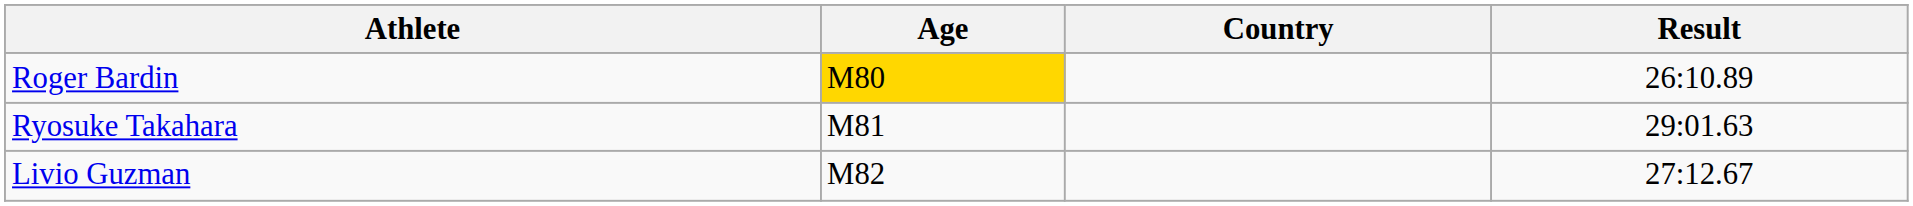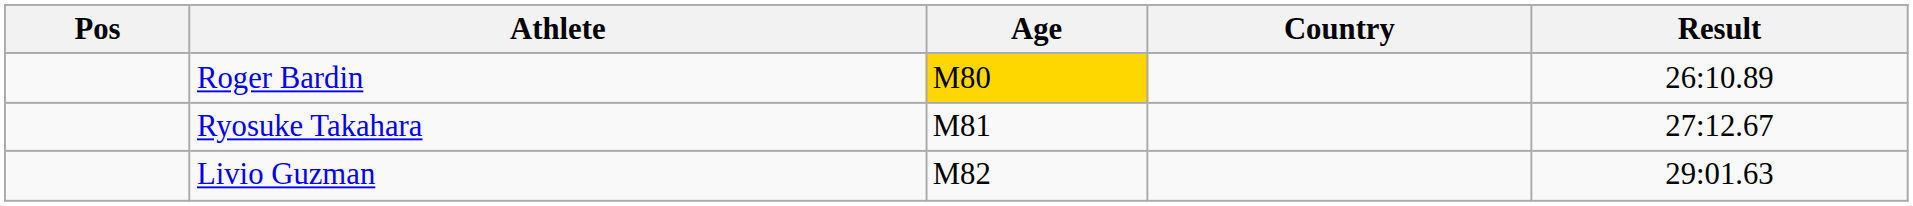+ column: (97, 28)
(1699, 126) 29:01.63 -> (1720, 126) 27:12.67
(1699, 175) 27:12.67 -> (1720, 175) 29:01.63
